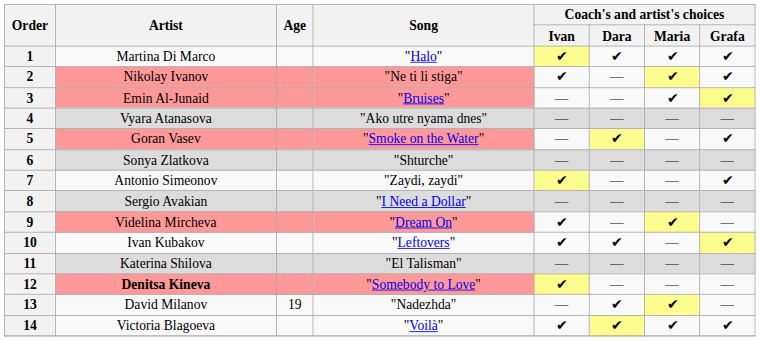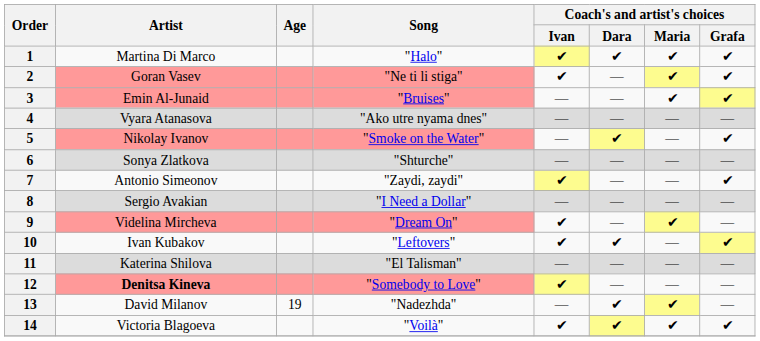(166, 77) Nikolay Ivanov -> (166, 77) Goran Vasev
(166, 139) Goran Vasev -> (166, 139) Nikolay Ivanov
